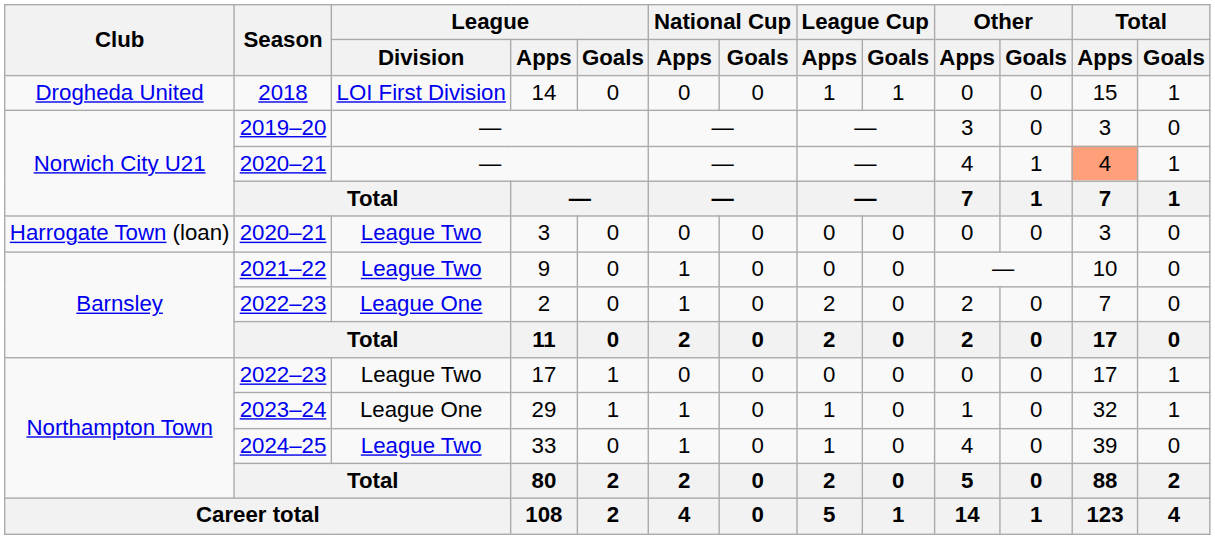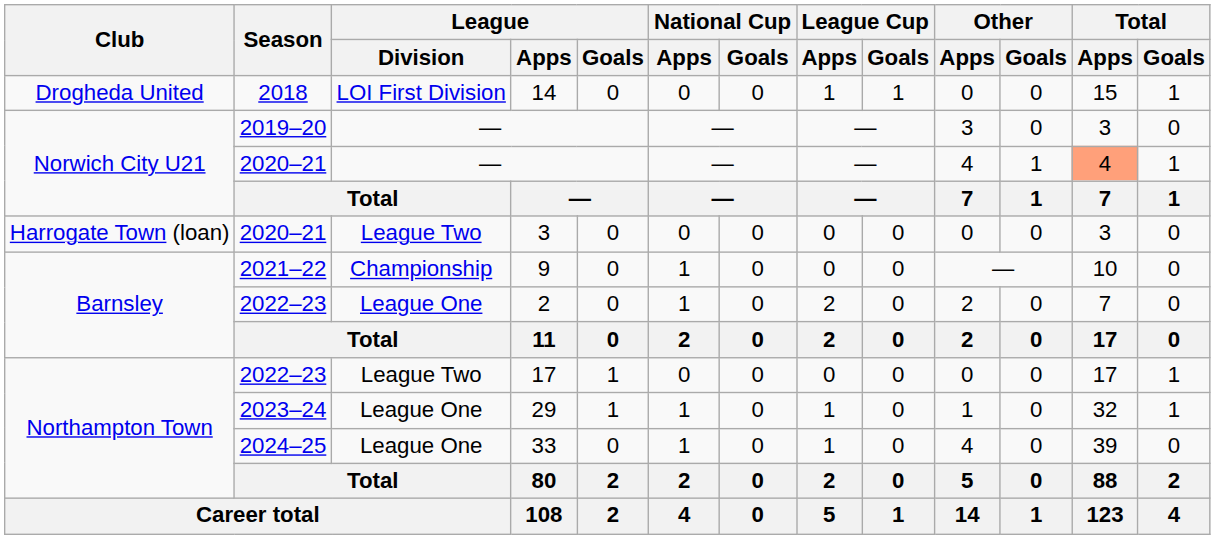(421, 269) League Two -> (421, 269) Championship
(421, 445) League Two -> (421, 445) League One
